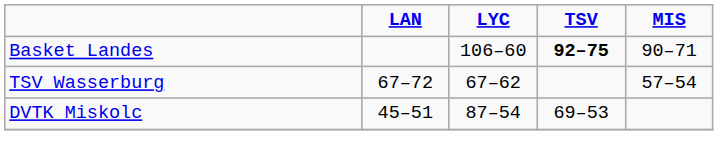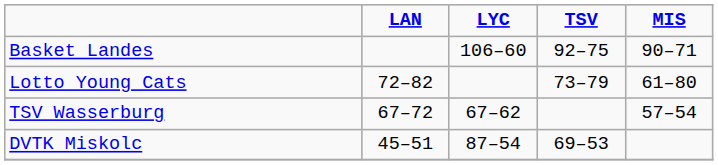(581, 51) bold -> (581, 51) normal
+ row: (98, 82)
